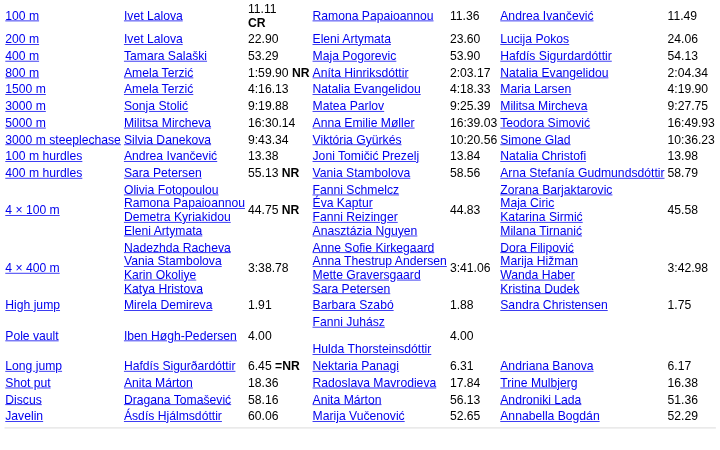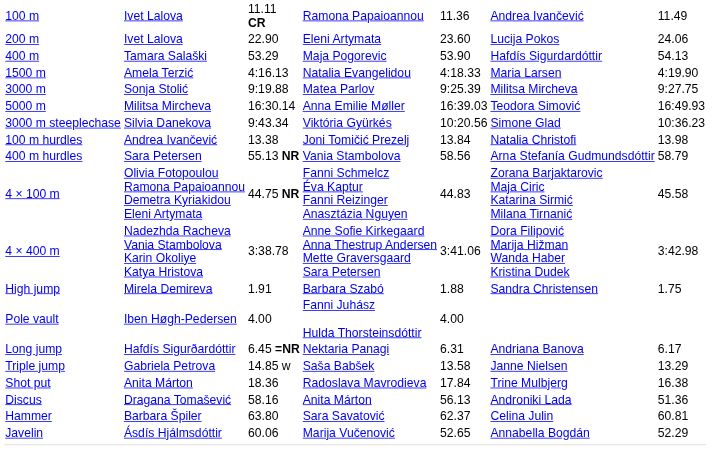- row: (22, 73)
+ row: (35, 366)
+ row: (29, 416)
